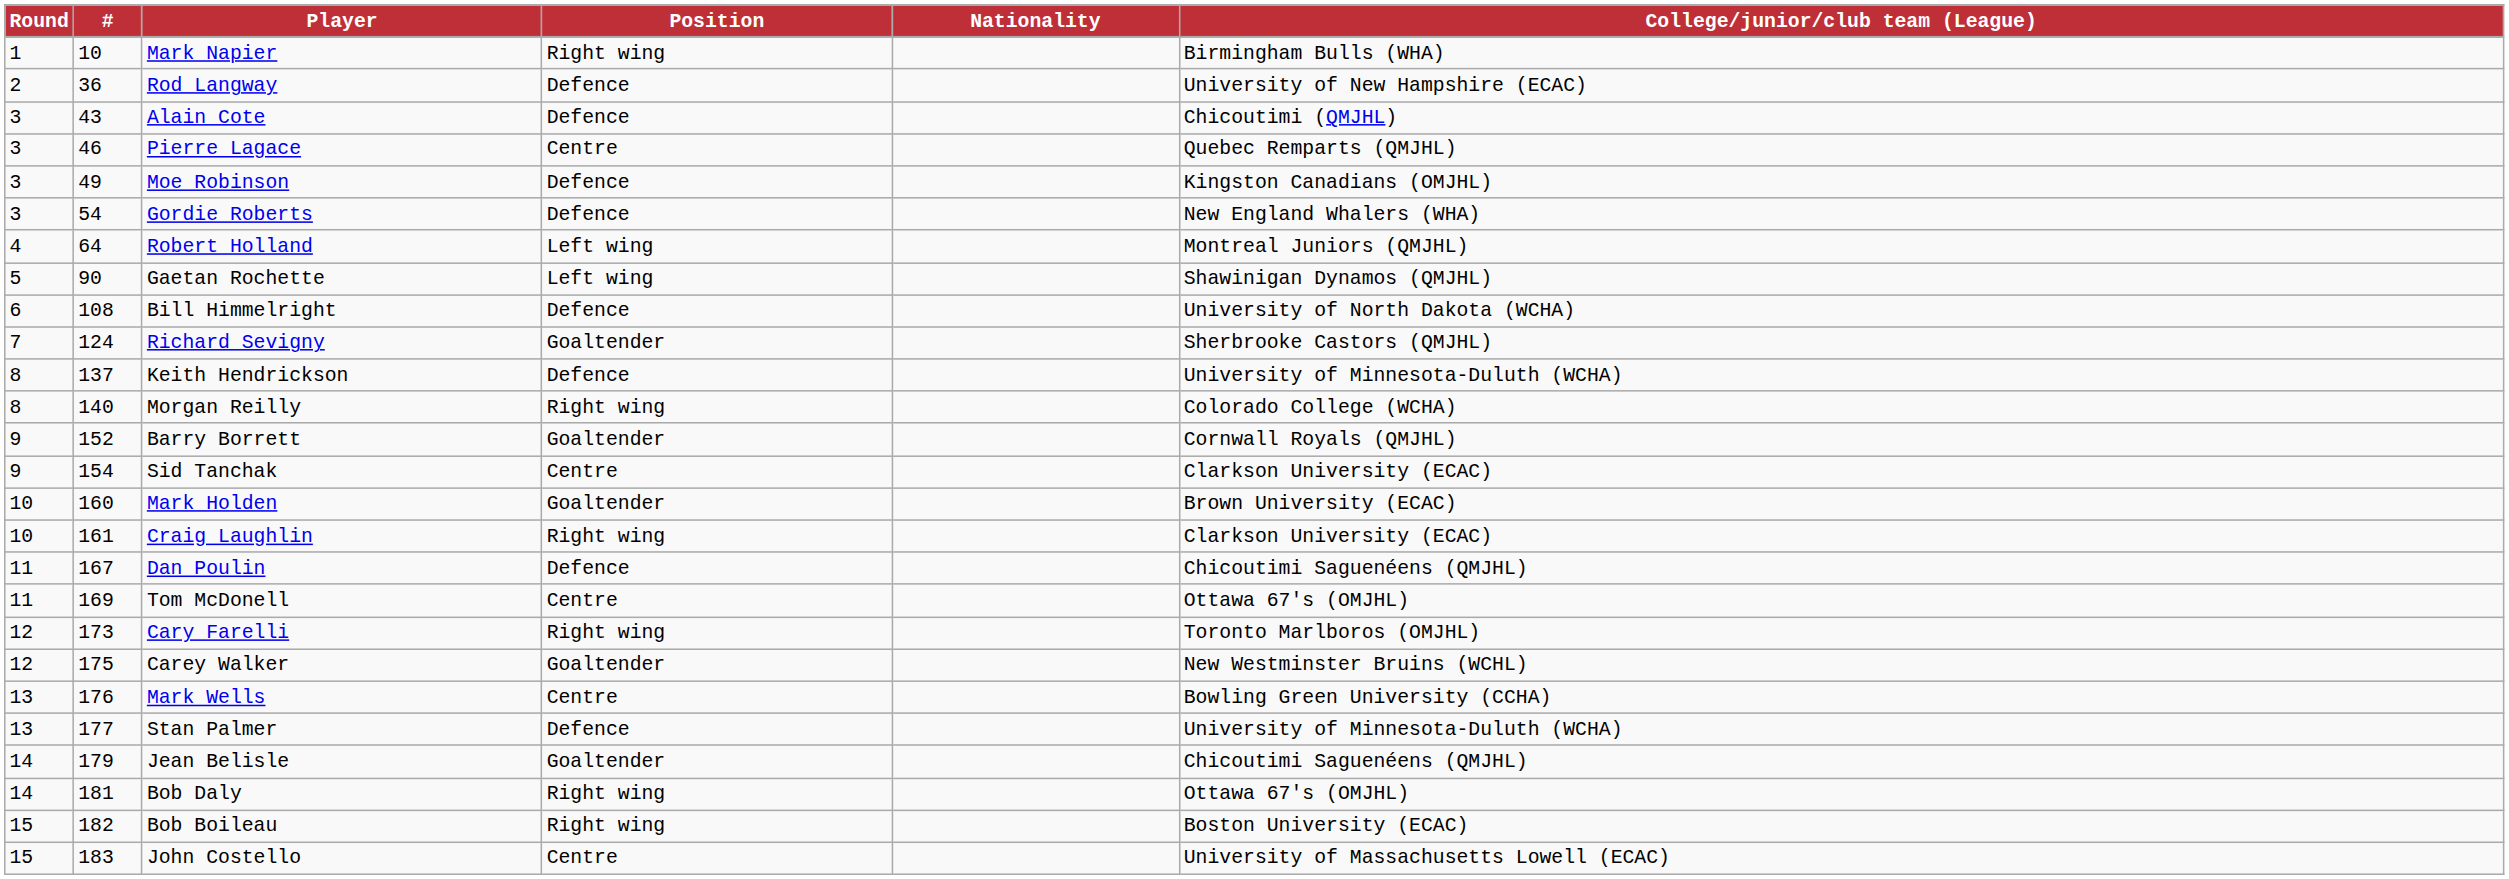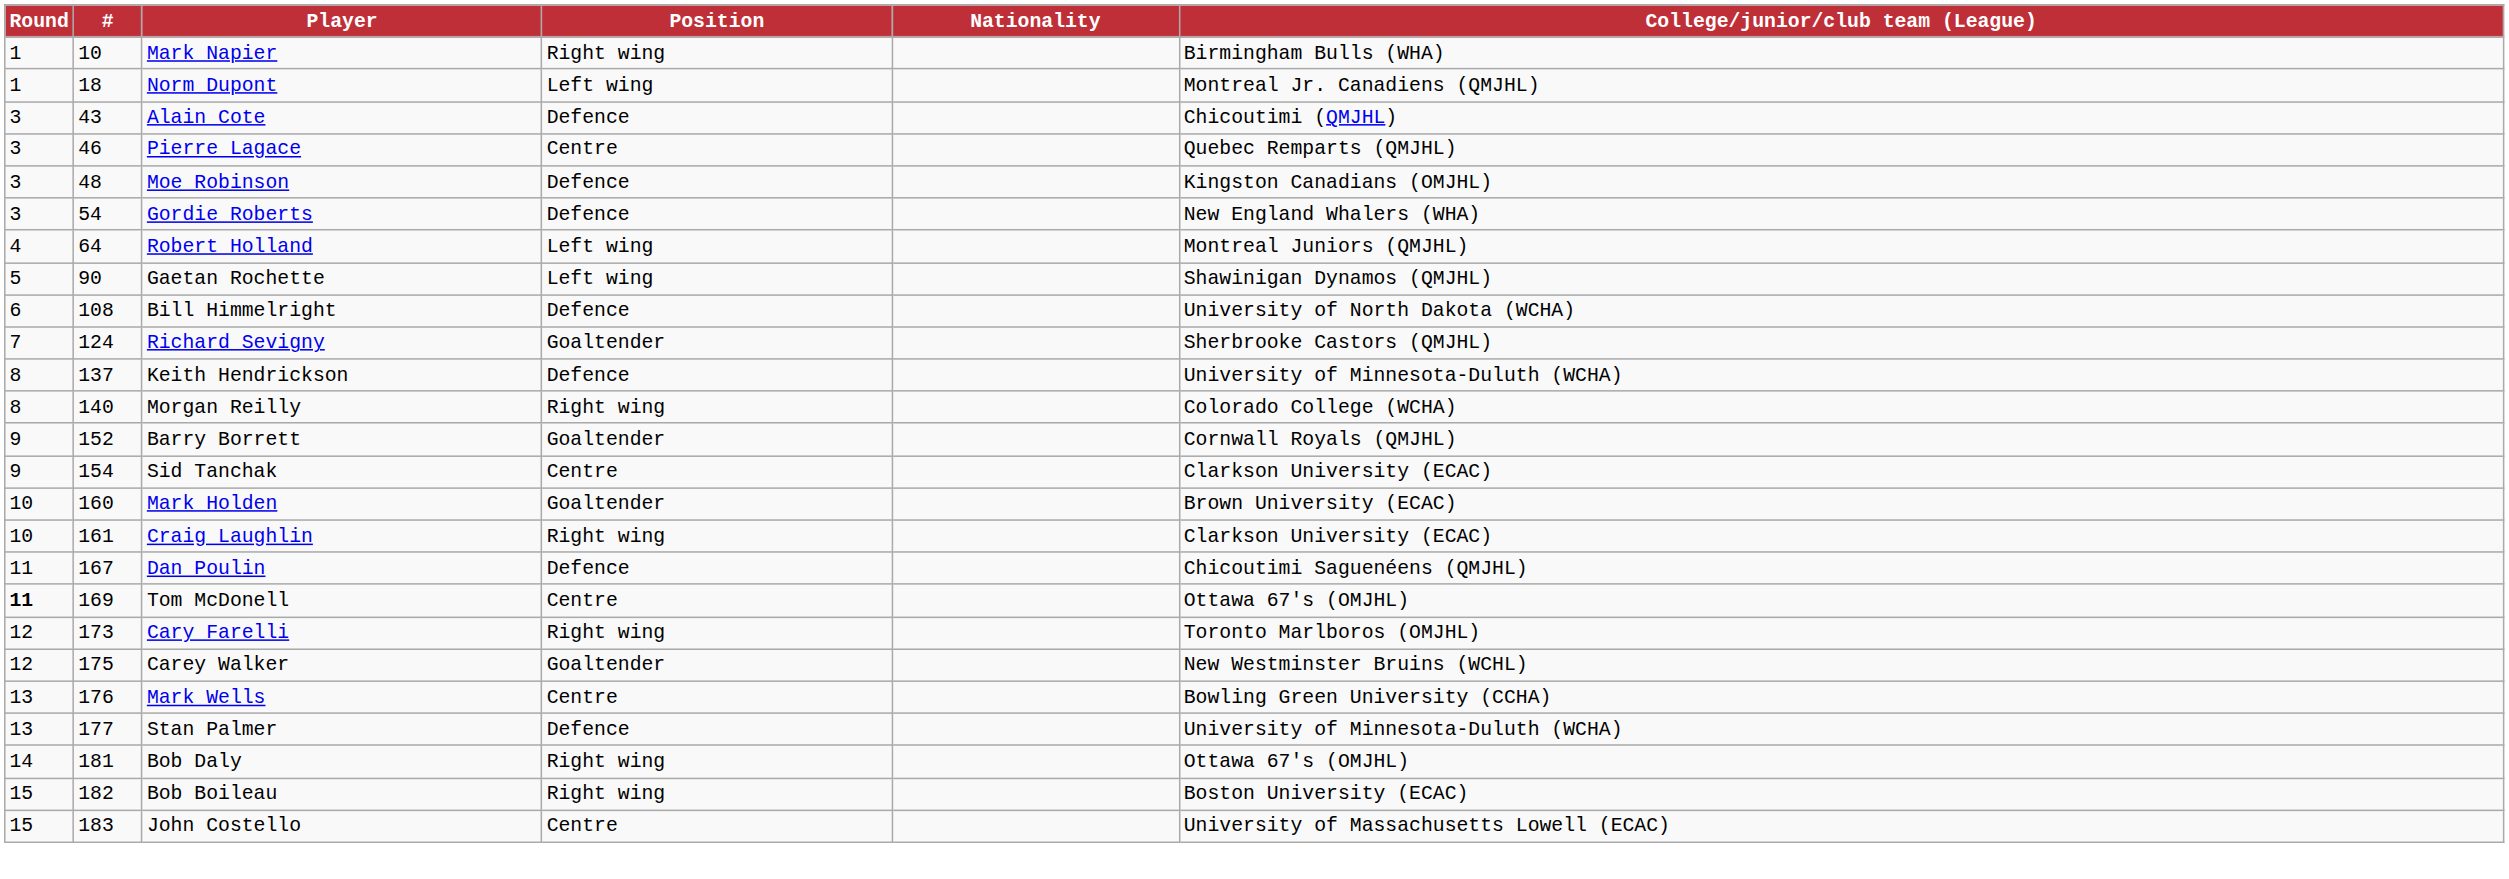+ row: (212, 85)
- row: (212, 85)
(90, 182) 49 -> (90, 182) 48
(21, 601) normal -> (21, 601) bold
- row: (218, 762)
